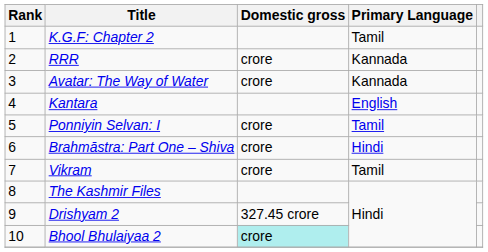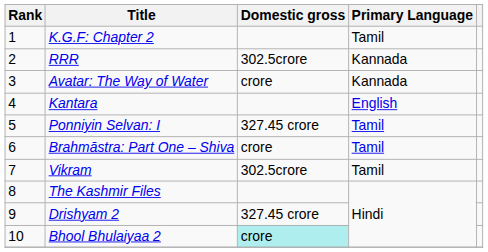(257, 59) crore -> (274, 59) 302.5crore
(257, 125) crore -> (280, 125) 327.45 crore
(367, 147) Hindi -> (368, 147) Tamil
(257, 170) crore -> (274, 170) 302.5crore
